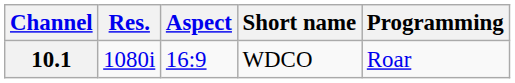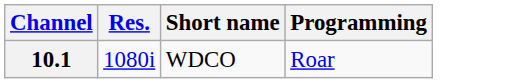- column: (199, 22)
